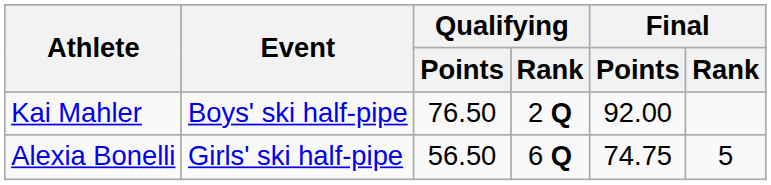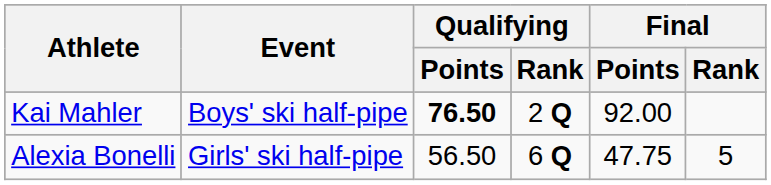(462, 112) normal -> (462, 112) bold
(638, 156) 74.75 -> (638, 156) 47.75
